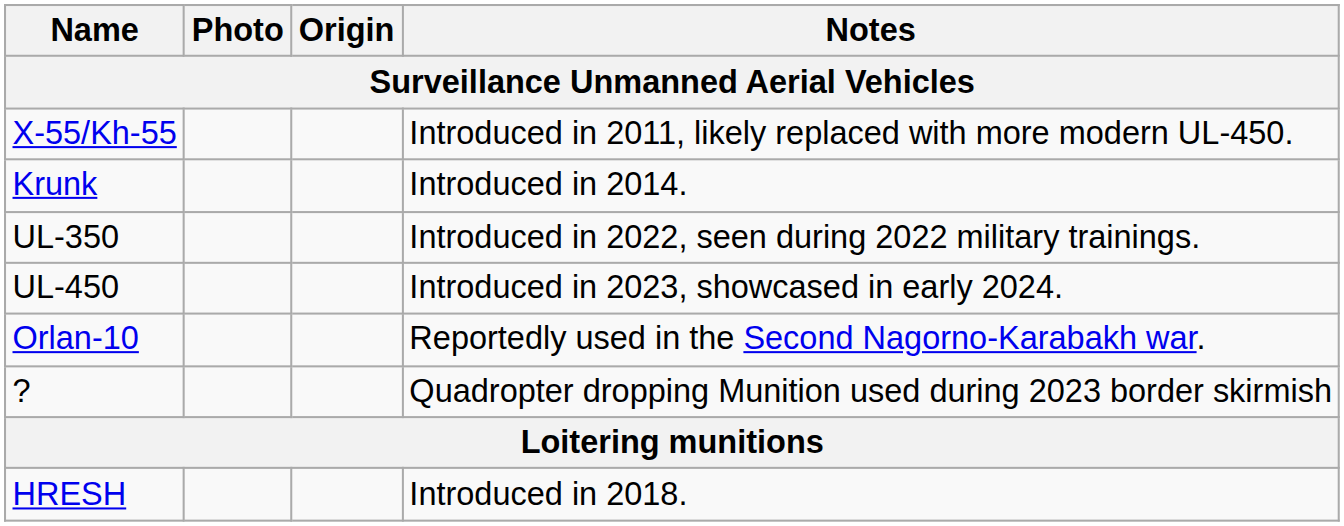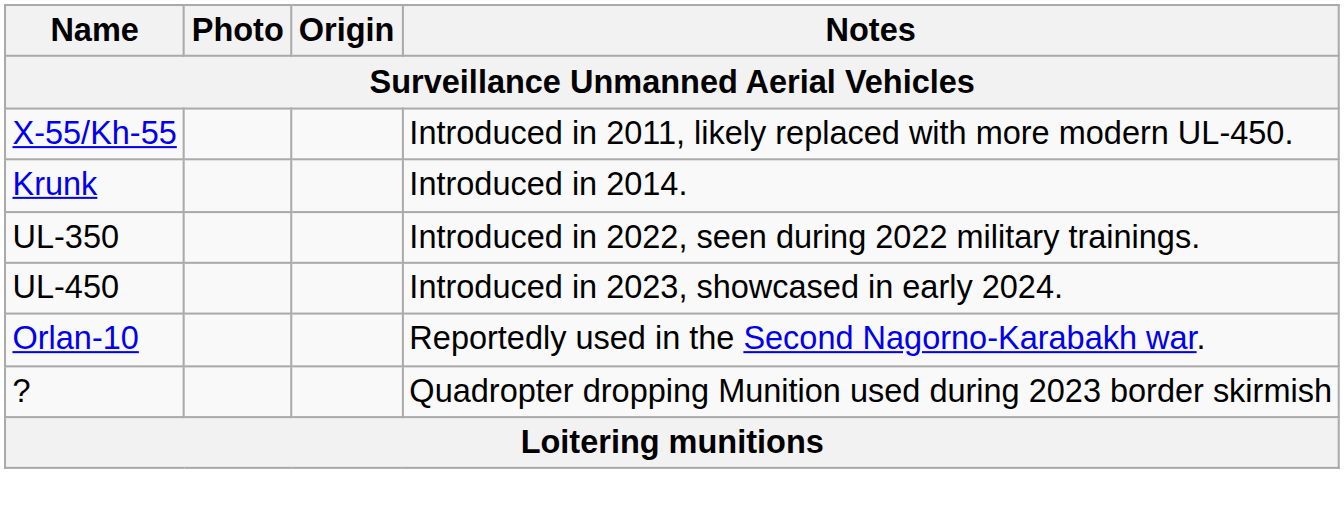- row: (69, 493)
